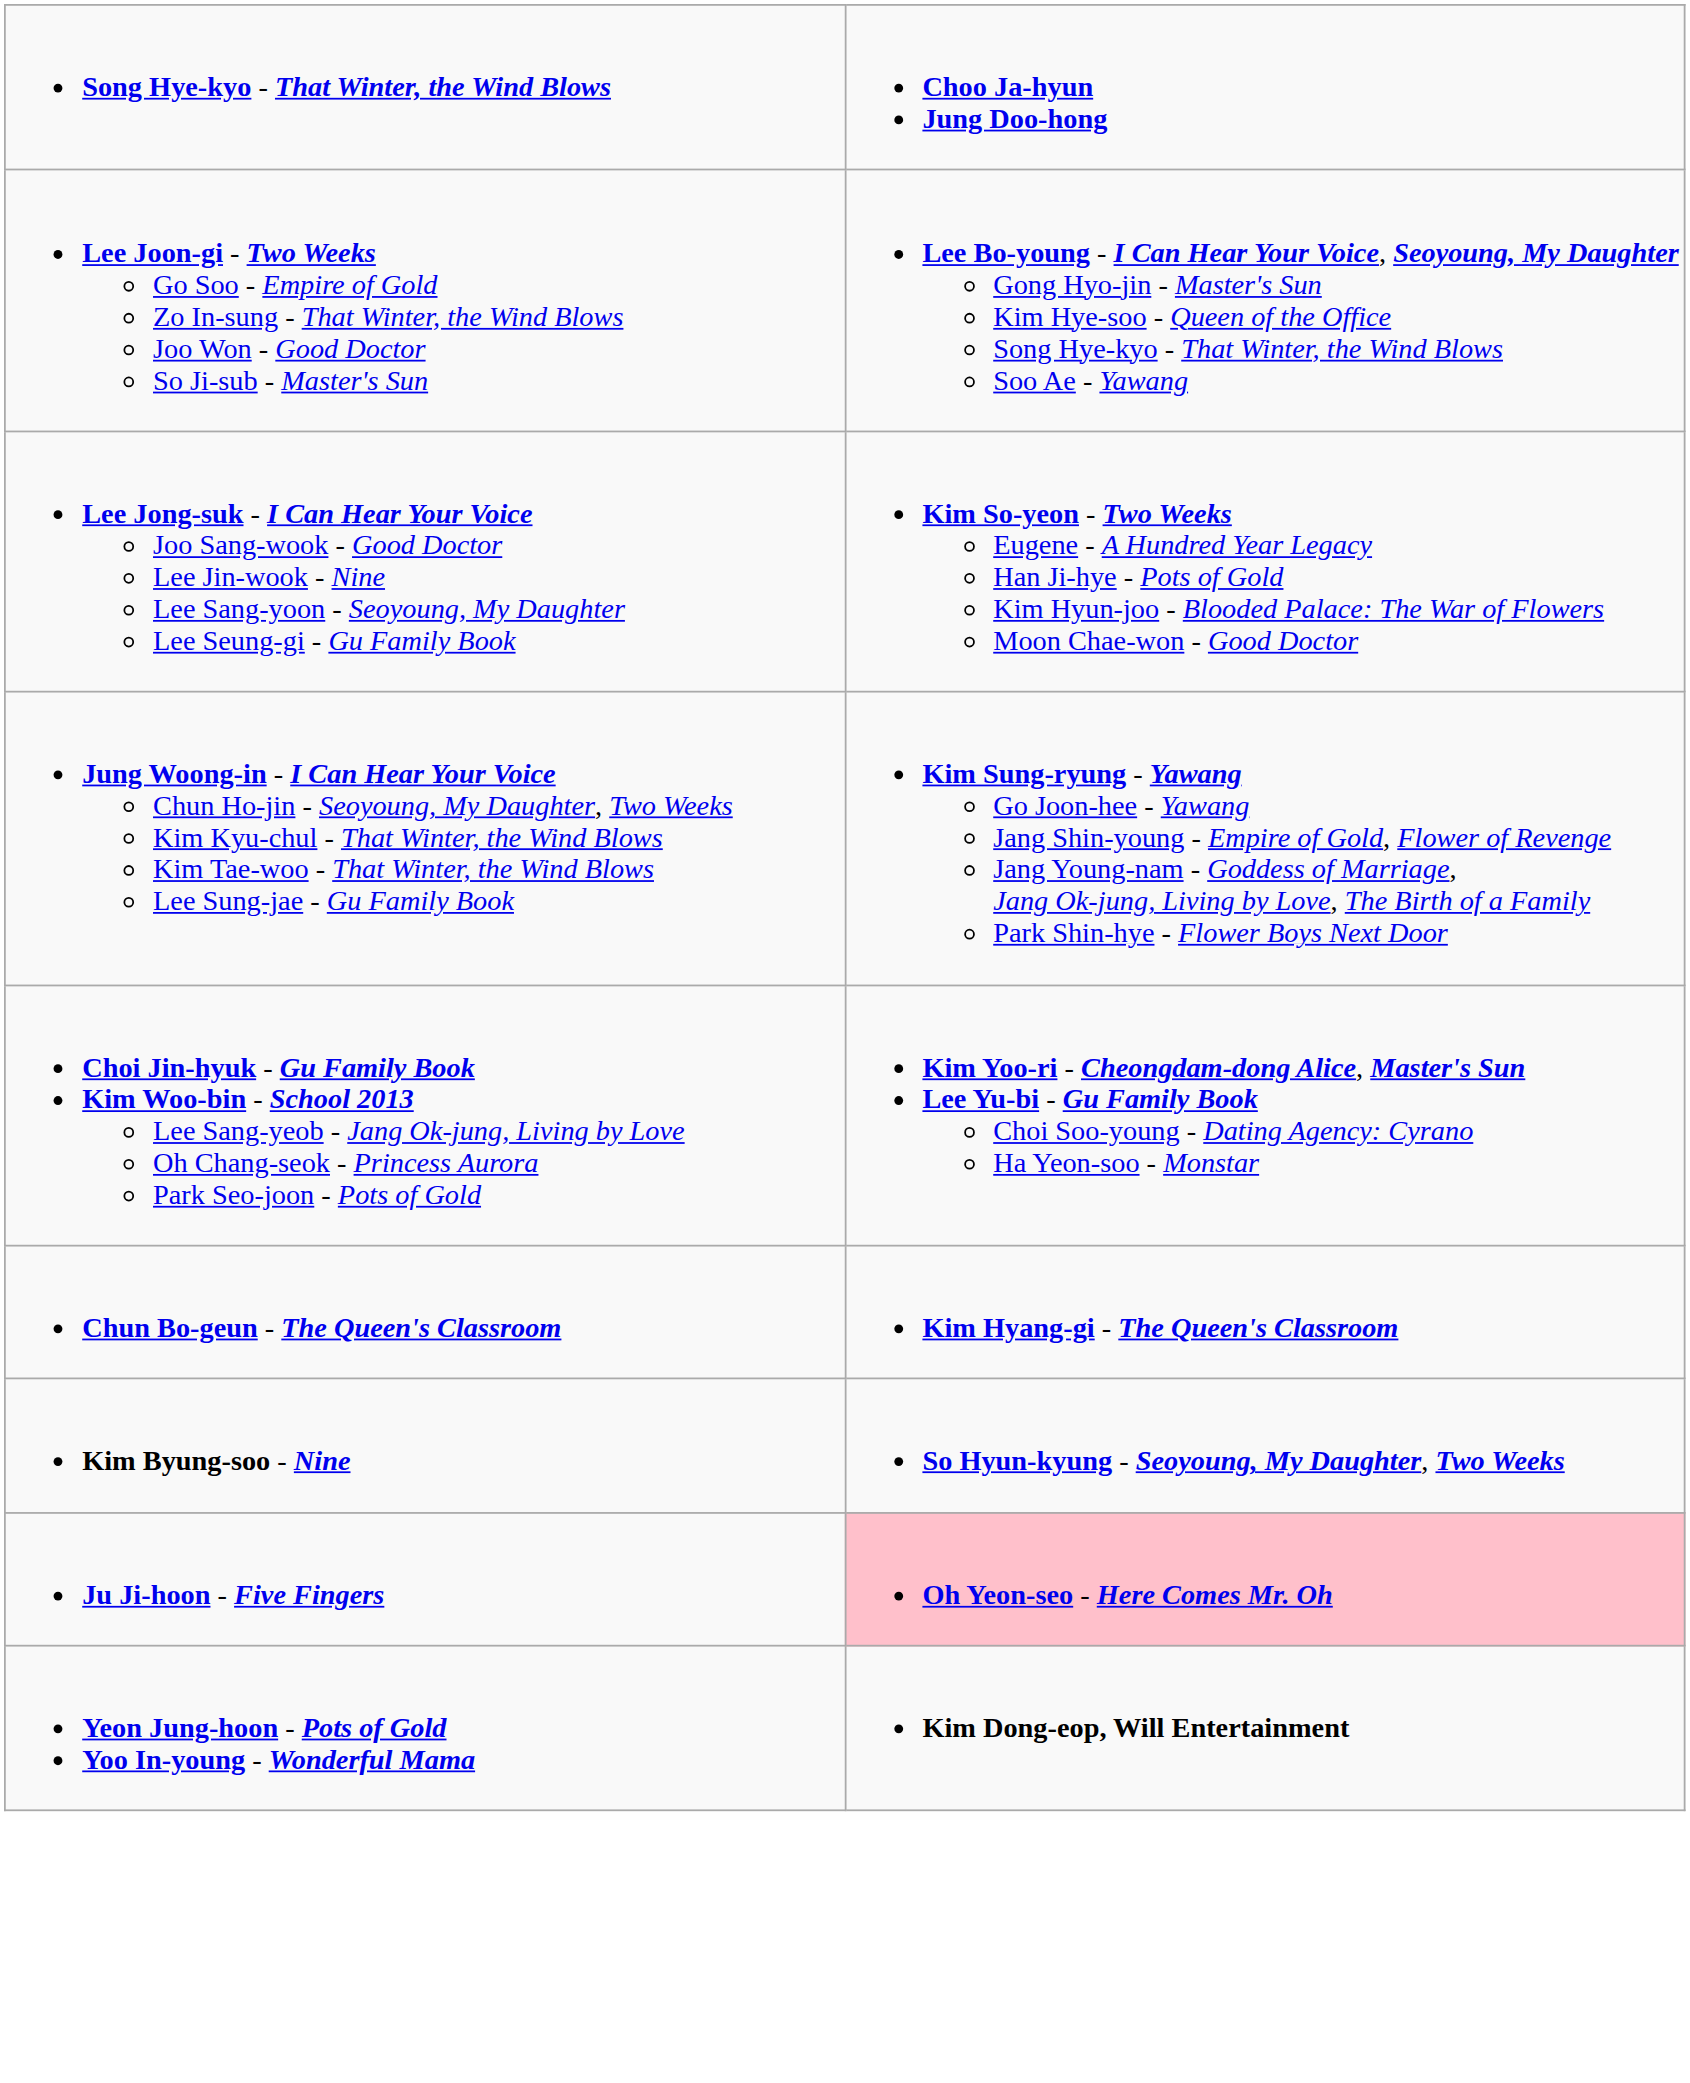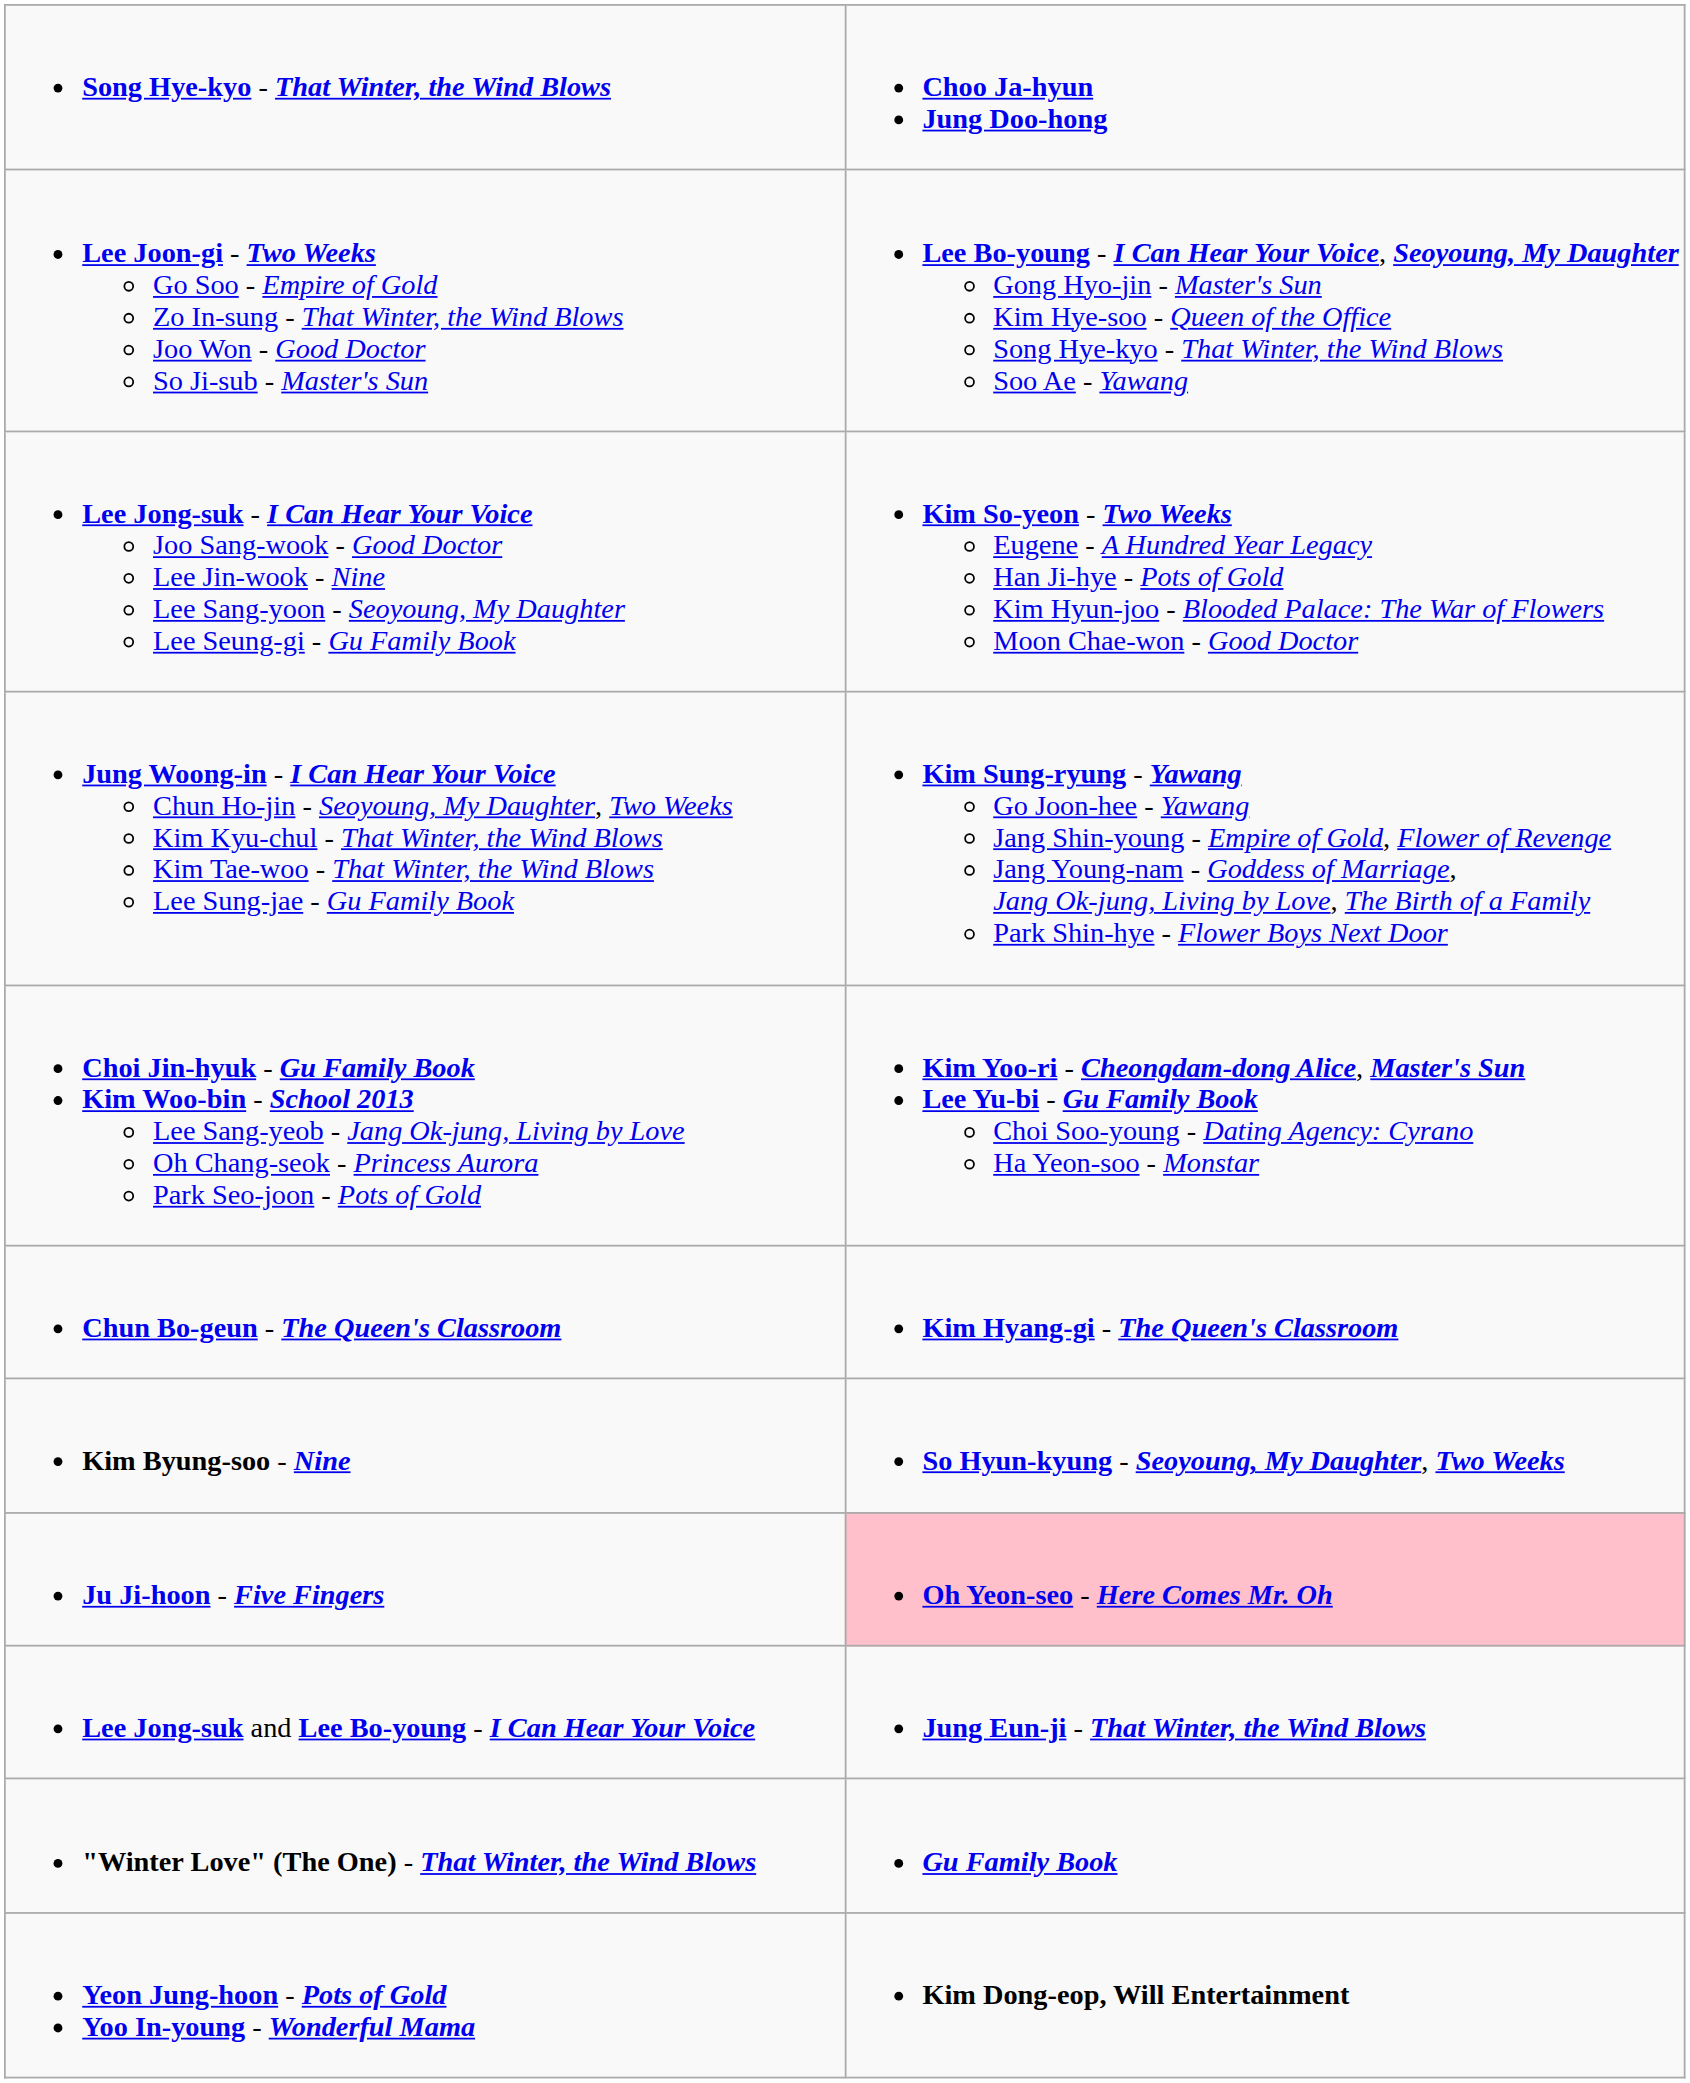+ row: (425, 1728)
+ row: (425, 1862)
